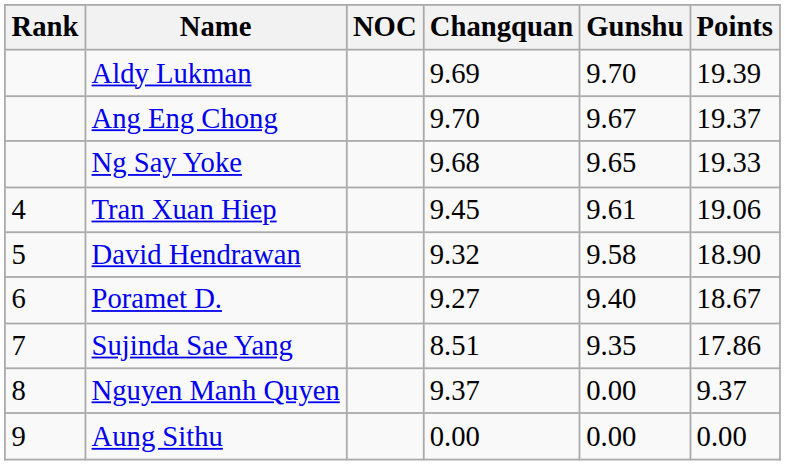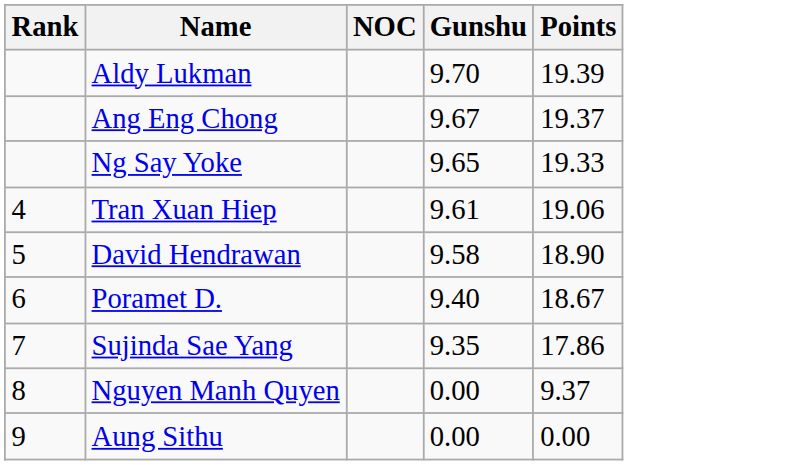- column: (501, 27)
